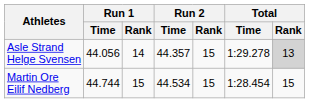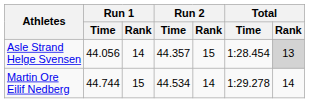(248, 54) 1:29.278 -> (248, 54) 1:28.454
(209, 84) 15 -> (209, 84) 14
(248, 84) 1:28.454 -> (248, 84) 1:29.278
(288, 84) 15 -> (288, 84) 14
